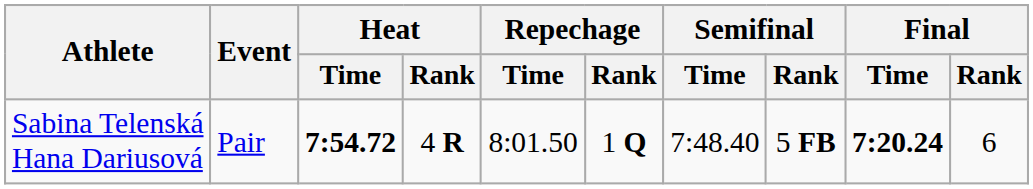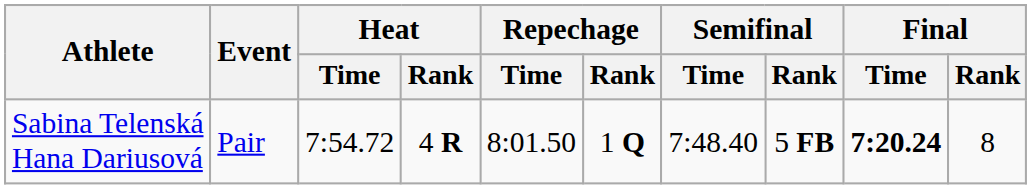(350, 141) bold -> (350, 141) normal
(989, 141) 6 -> (988, 141) 8
